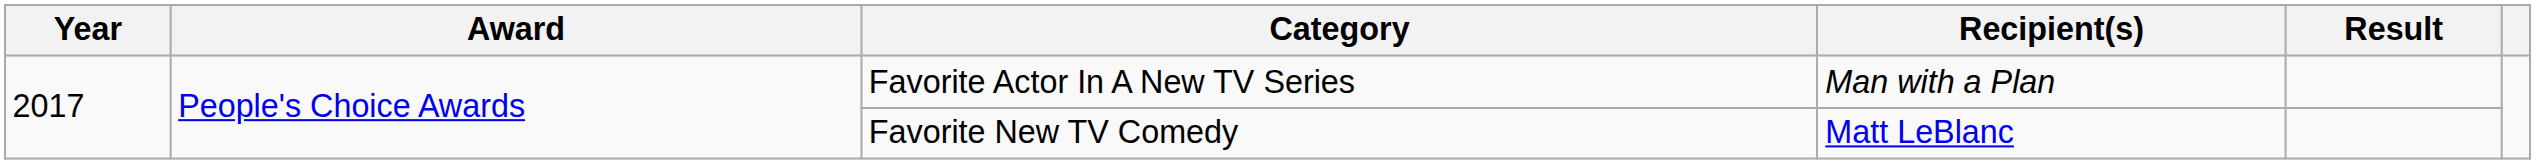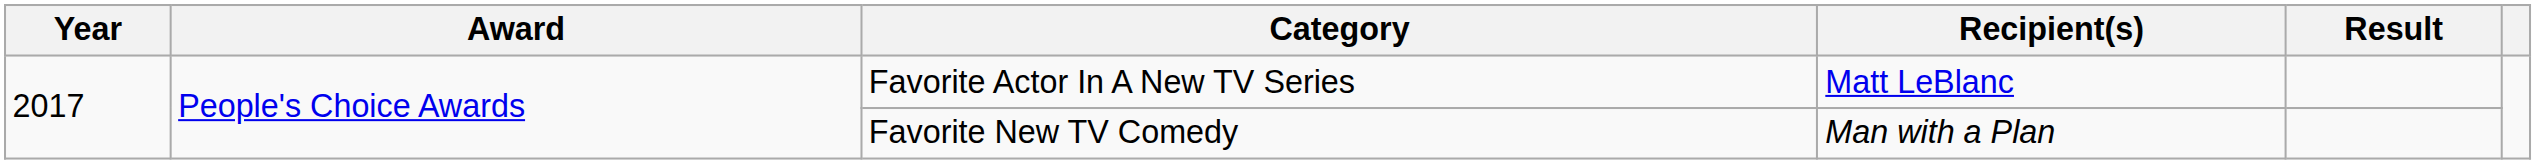(1940, 81) Man with a Plan -> (1920, 81) Matt LeBlanc
(1920, 132) Matt LeBlanc -> (1940, 132) Man with a Plan
